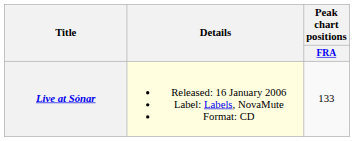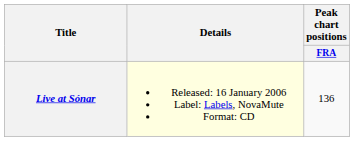(326, 98) 133 -> (326, 98) 136
